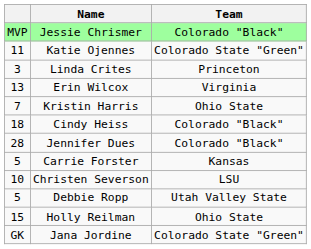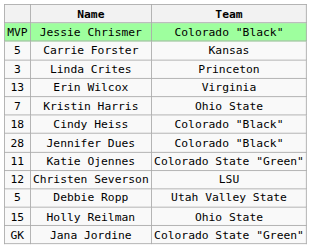rows swapped: (91, 51) <-> (91, 161)
(17, 180) 10 -> (17, 180) 12
